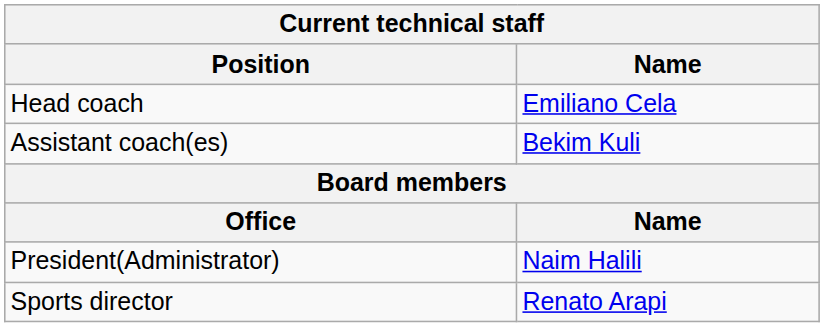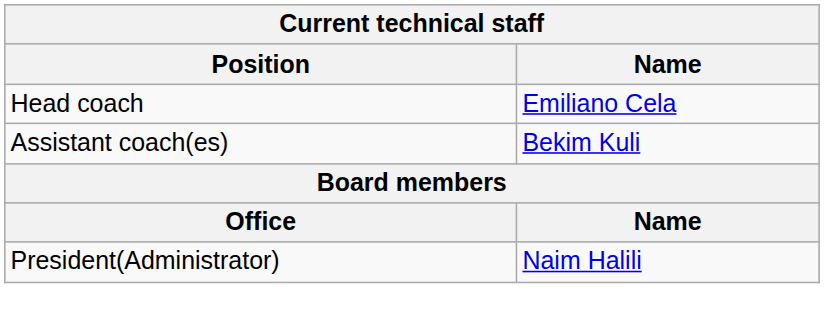- row: (92, 301)
